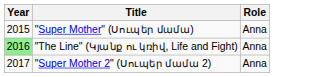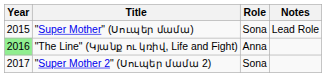+ column: (295, 12)
(255, 29) Anna -> (255, 29) Sona
(255, 63) Anna -> (255, 63) Sona
